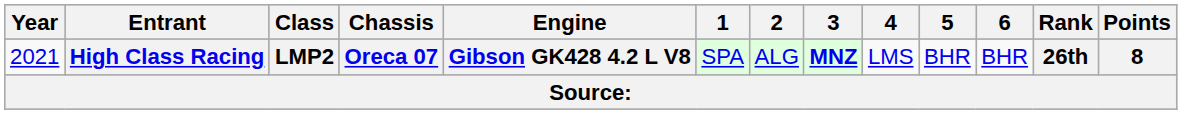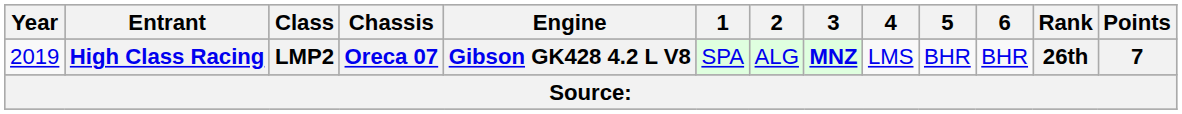(35, 57) 2021 -> (35, 57) 2019
(1137, 57) 8 -> (1137, 57) 7
